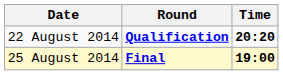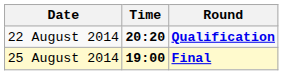columns swapped: (255, 15) <-> (177, 15)
